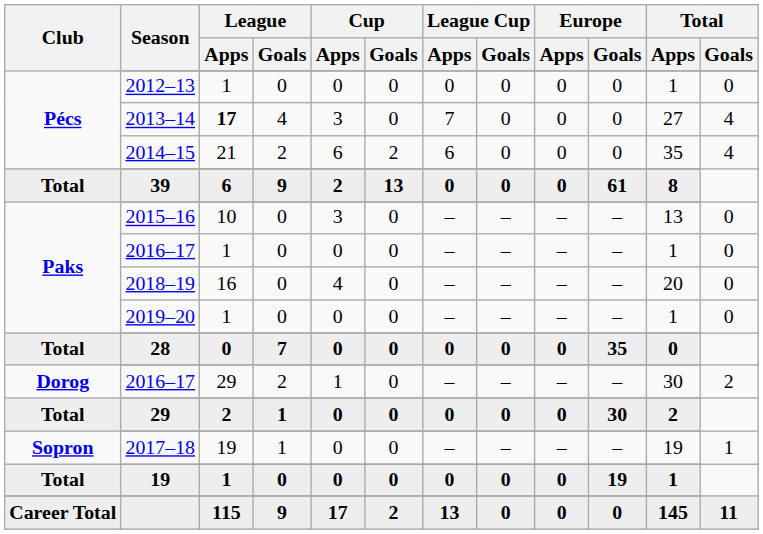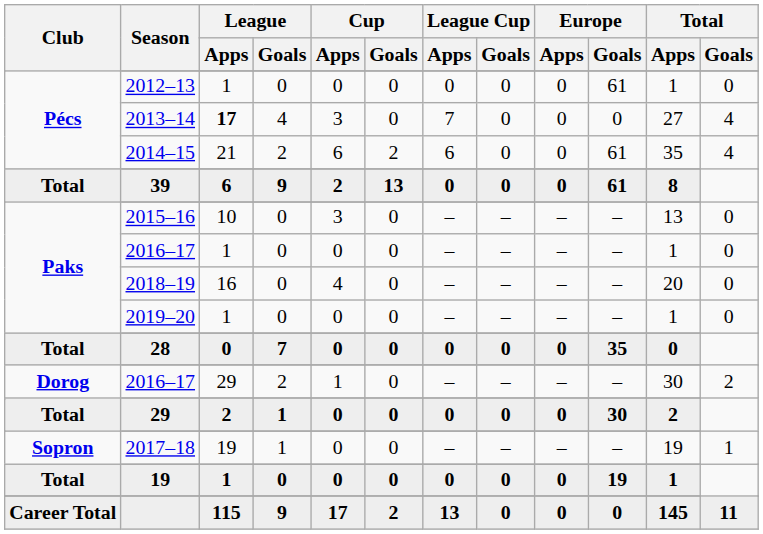(617, 86) 0 -> (617, 86) 61
(617, 152) 0 -> (617, 152) 61
